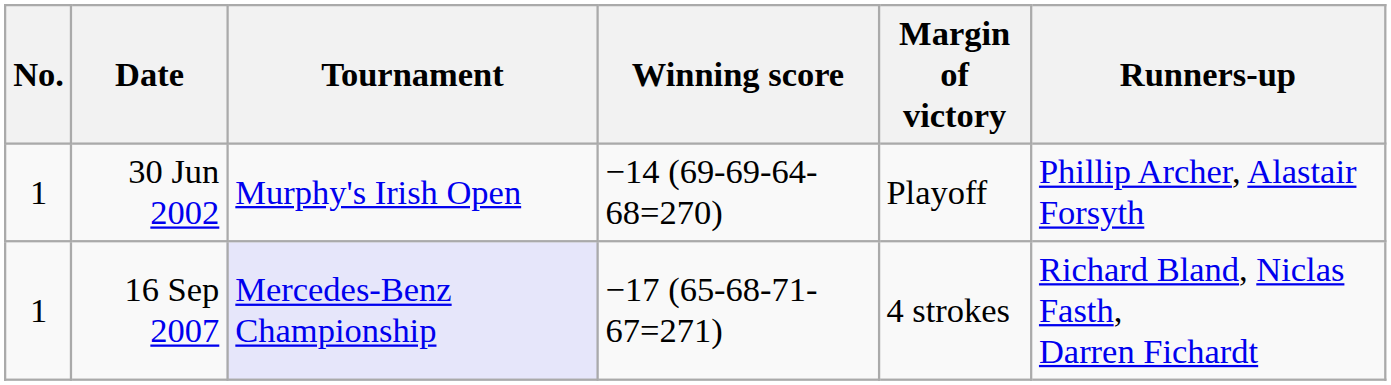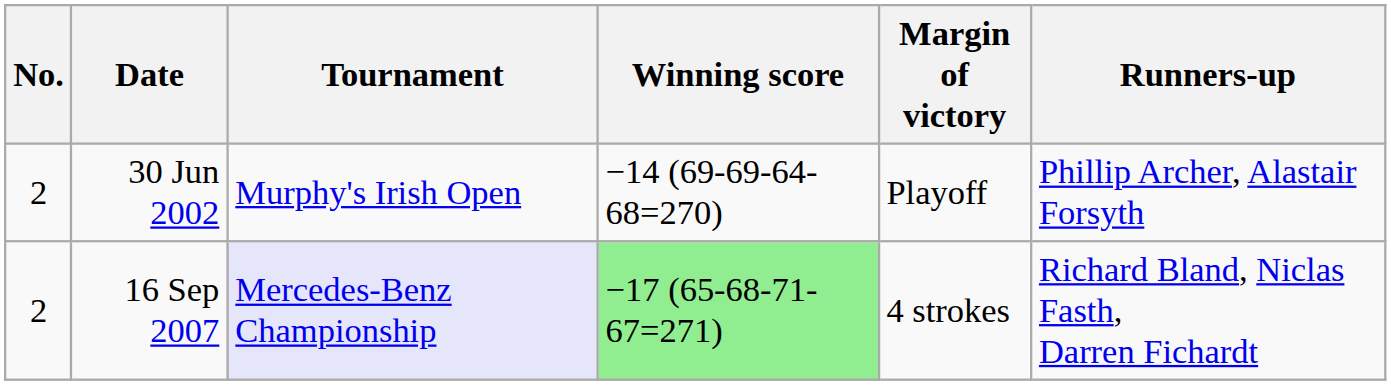(39, 192) 1 -> (39, 192) 2
(39, 310) 1 -> (39, 310) 2
(712, 310) no background -> (712, 310) lightgreen background
